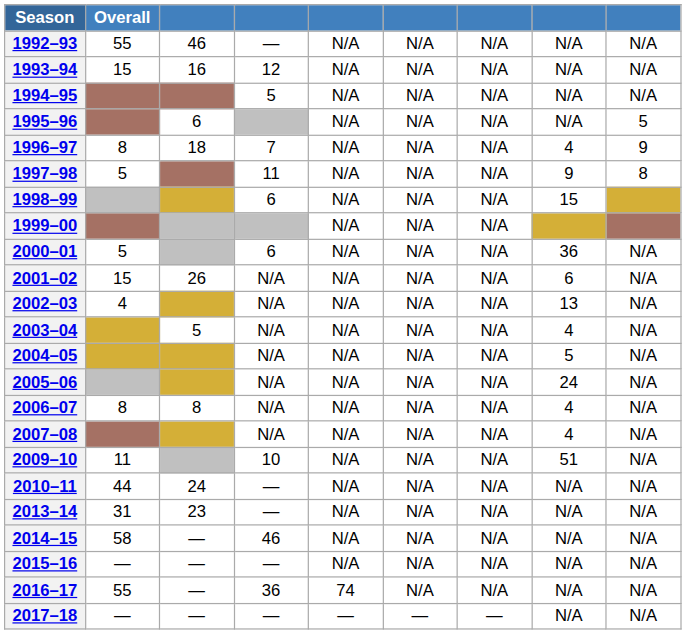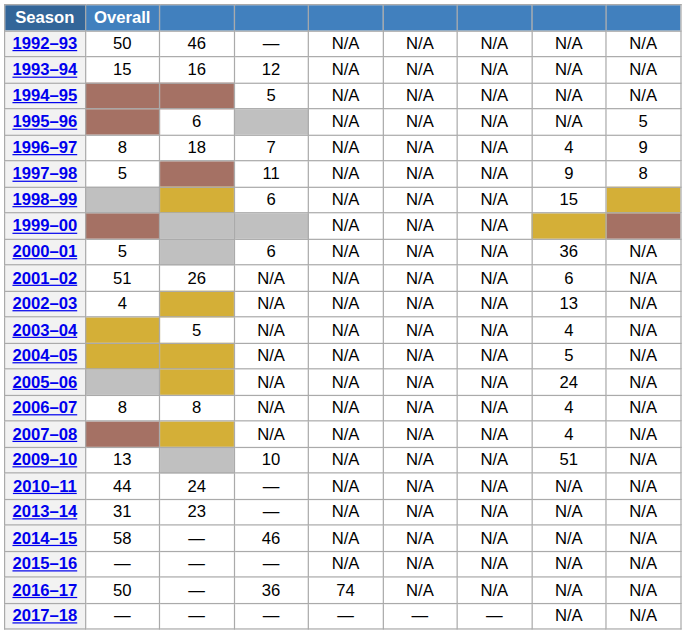(122, 43) 55 -> (122, 43) 50
(122, 278) 15 -> (122, 278) 51
(122, 460) 11 -> (122, 460) 13
(122, 590) 55 -> (122, 590) 50
